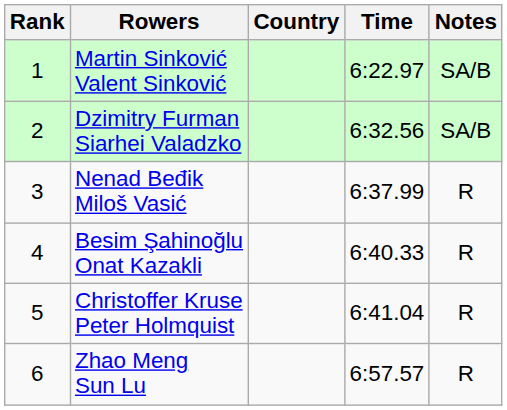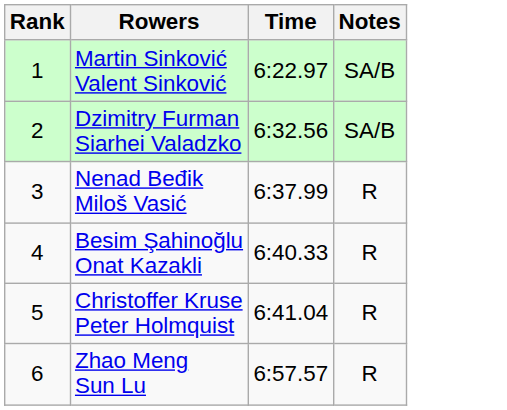- column: (296, 22)
